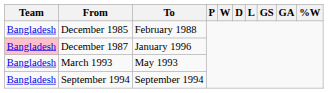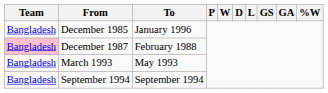(166, 29) February 1988 -> (163, 29) January 1996
(163, 46) January 1996 -> (166, 46) February 1988
